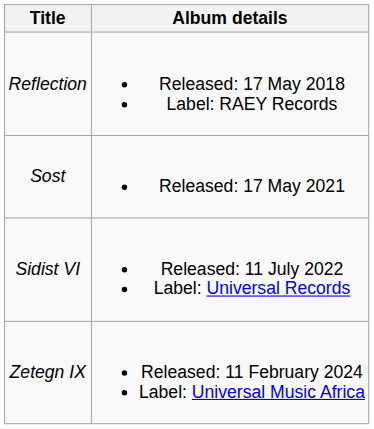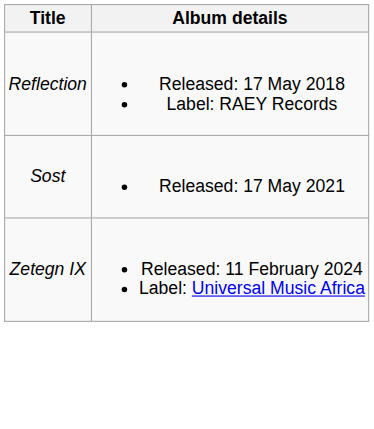- row: (48, 269)
